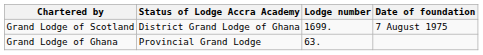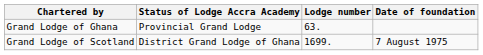rows swapped: (62, 42) <-> (70, 27)
